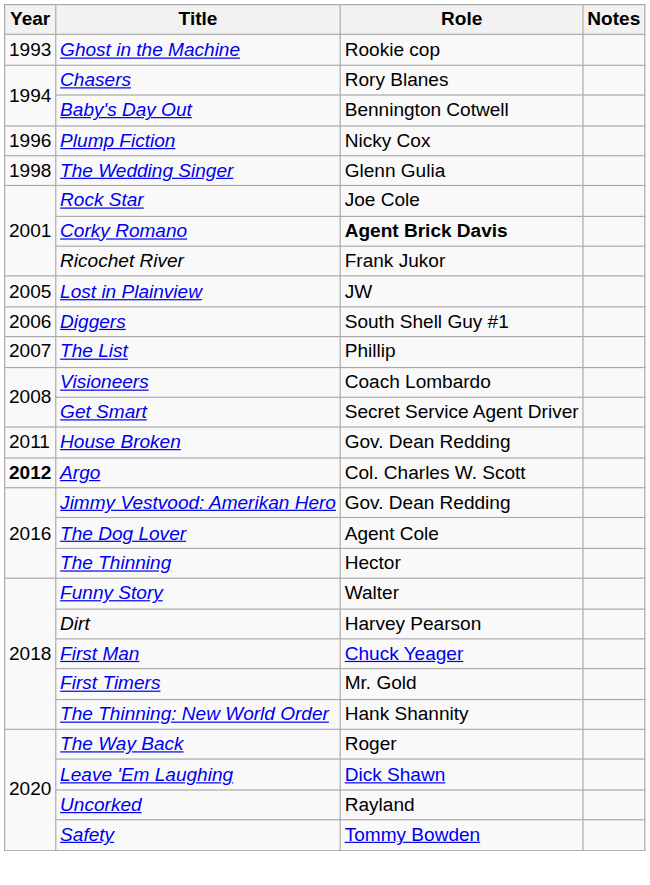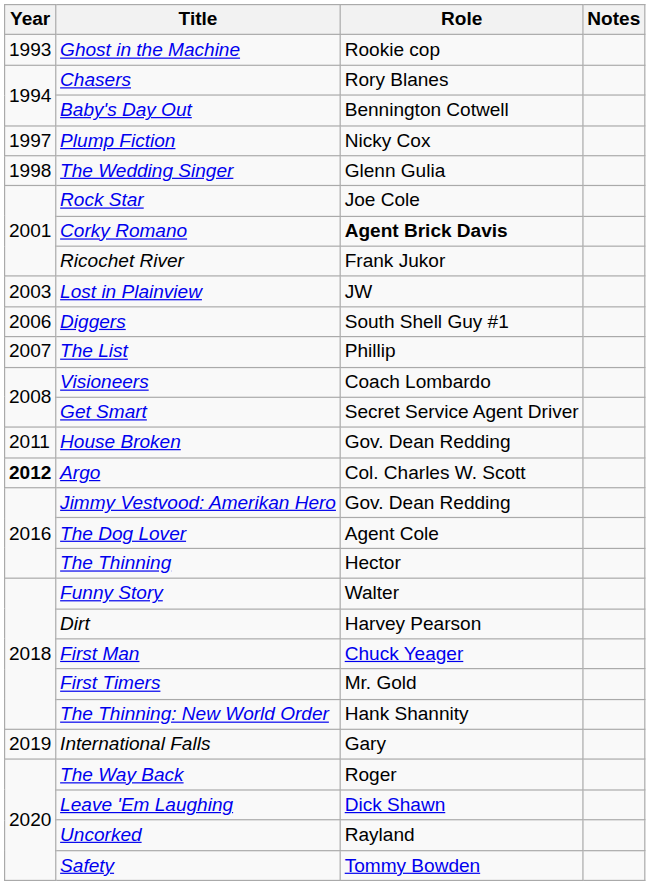(30, 140) 1996 -> (30, 140) 1997
(30, 291) 2005 -> (30, 291) 2003
+ row: (135, 744)
